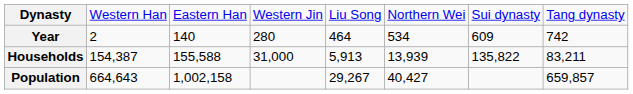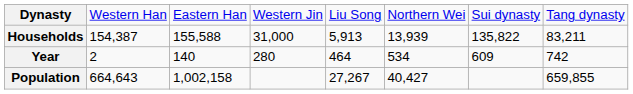rows swapped: (45, 36) <-> (45, 57)
(349, 78) 29,267 -> (349, 78) 27,267
(570, 78) 659,857 -> (570, 78) 659,855
